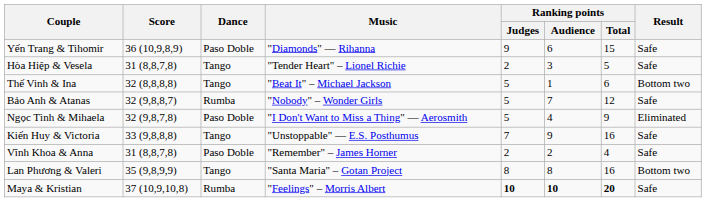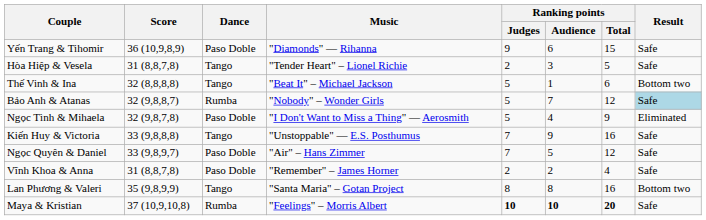(647, 100) no background -> (648, 100) lightblue background
+ row: (57, 153)
